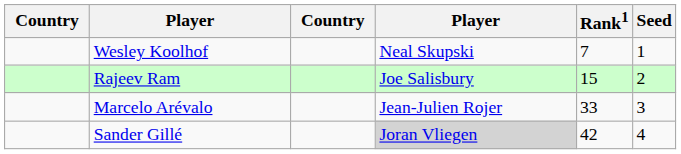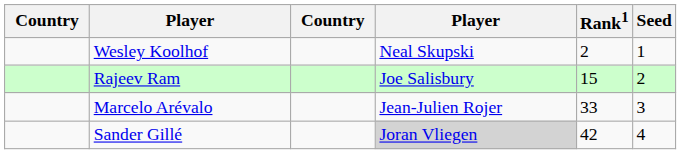(584, 51) 7 -> (584, 51) 2
